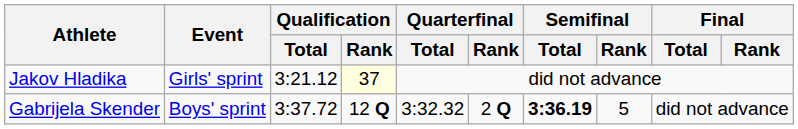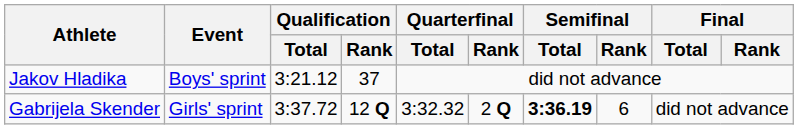(216, 80) Girls' sprint -> (217, 80) Boys' sprint
(369, 80) lightyellow background -> (369, 80) no background
(217, 109) Boys' sprint -> (216, 109) Girls' sprint
(624, 109) 5 -> (624, 109) 6
